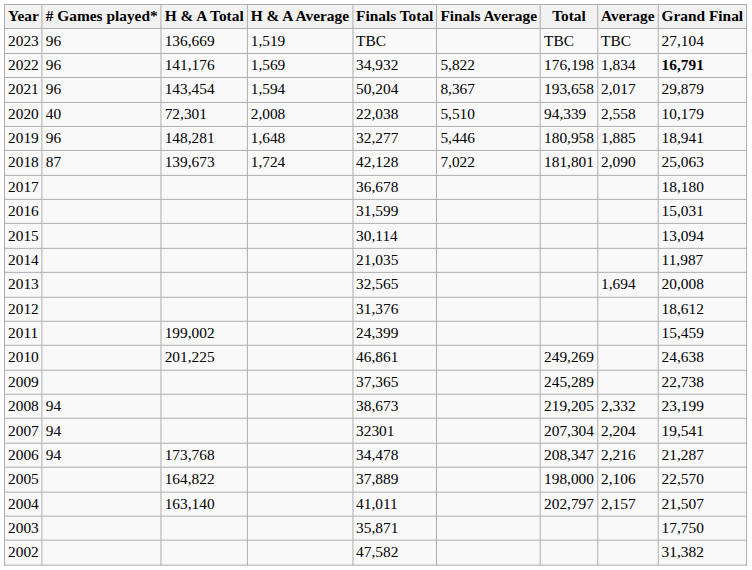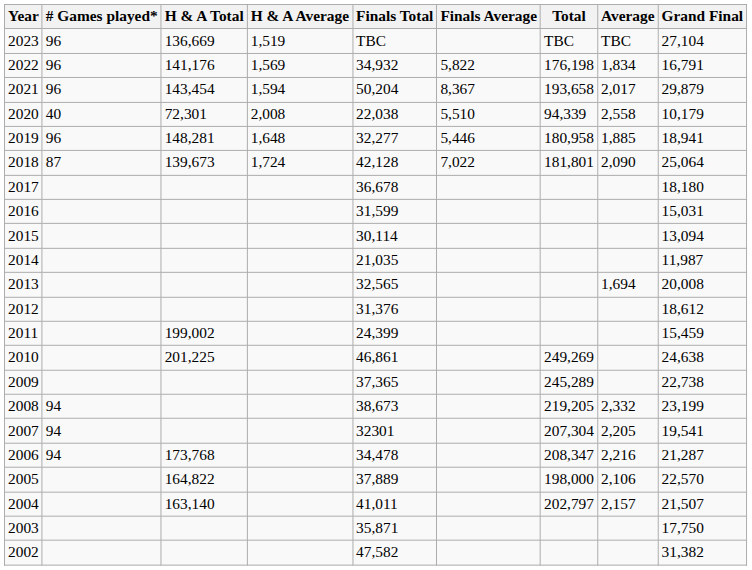(683, 65) bold -> (683, 65) normal
(683, 162) 25,063 -> (683, 162) 25,064
(618, 430) 2,204 -> (618, 430) 2,205
